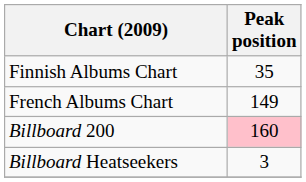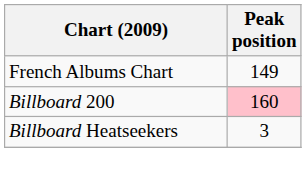- row: (93, 71)
